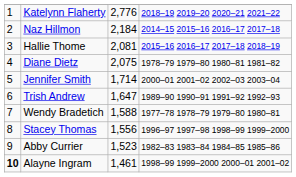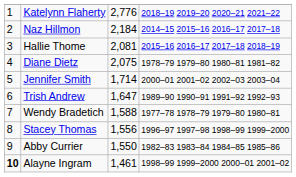(124, 146) 1,523 -> (124, 146) 1,550
